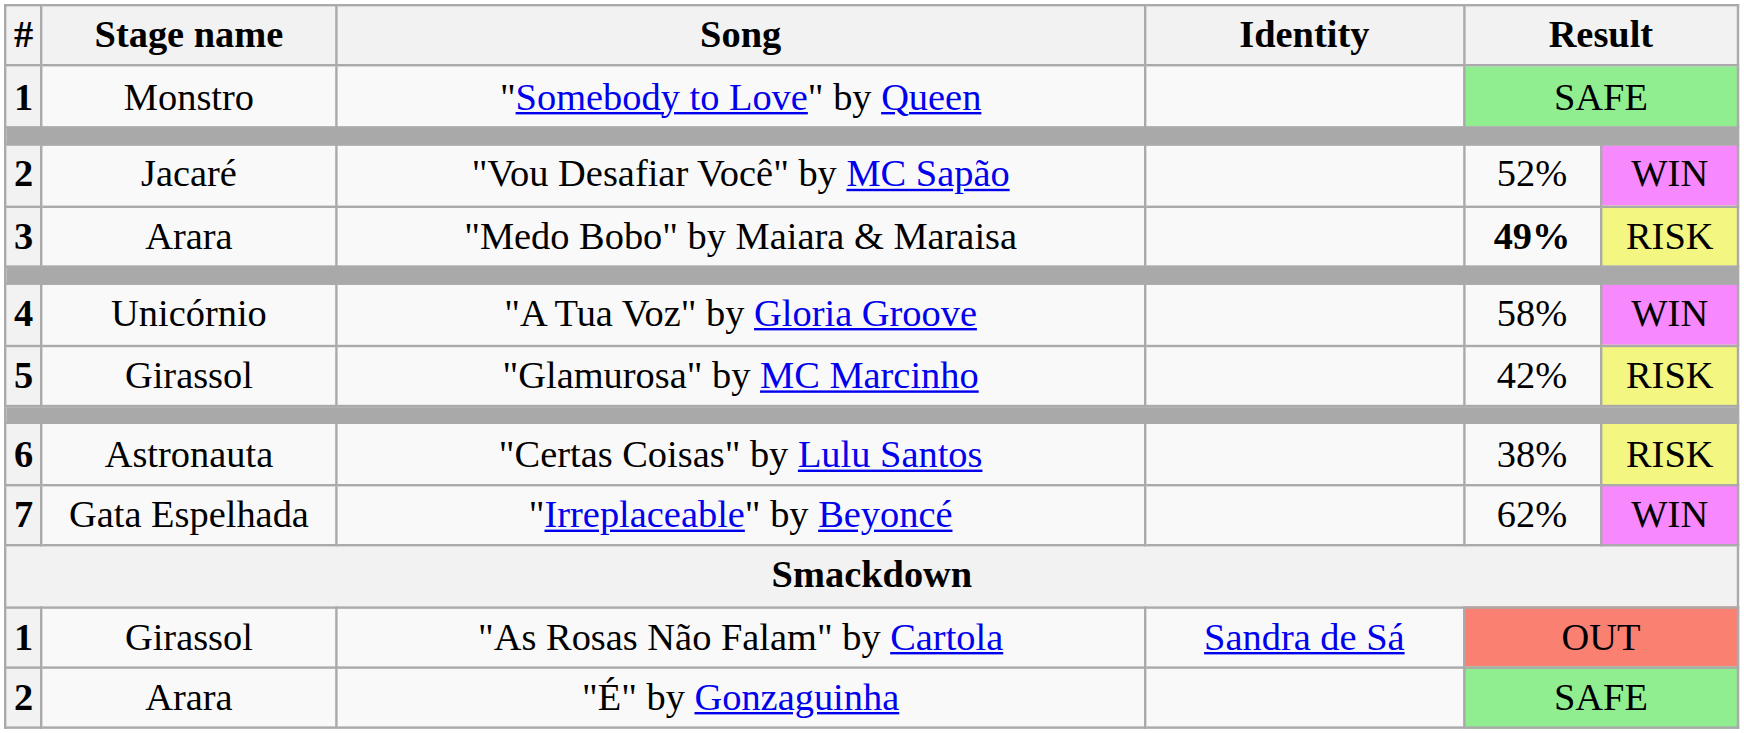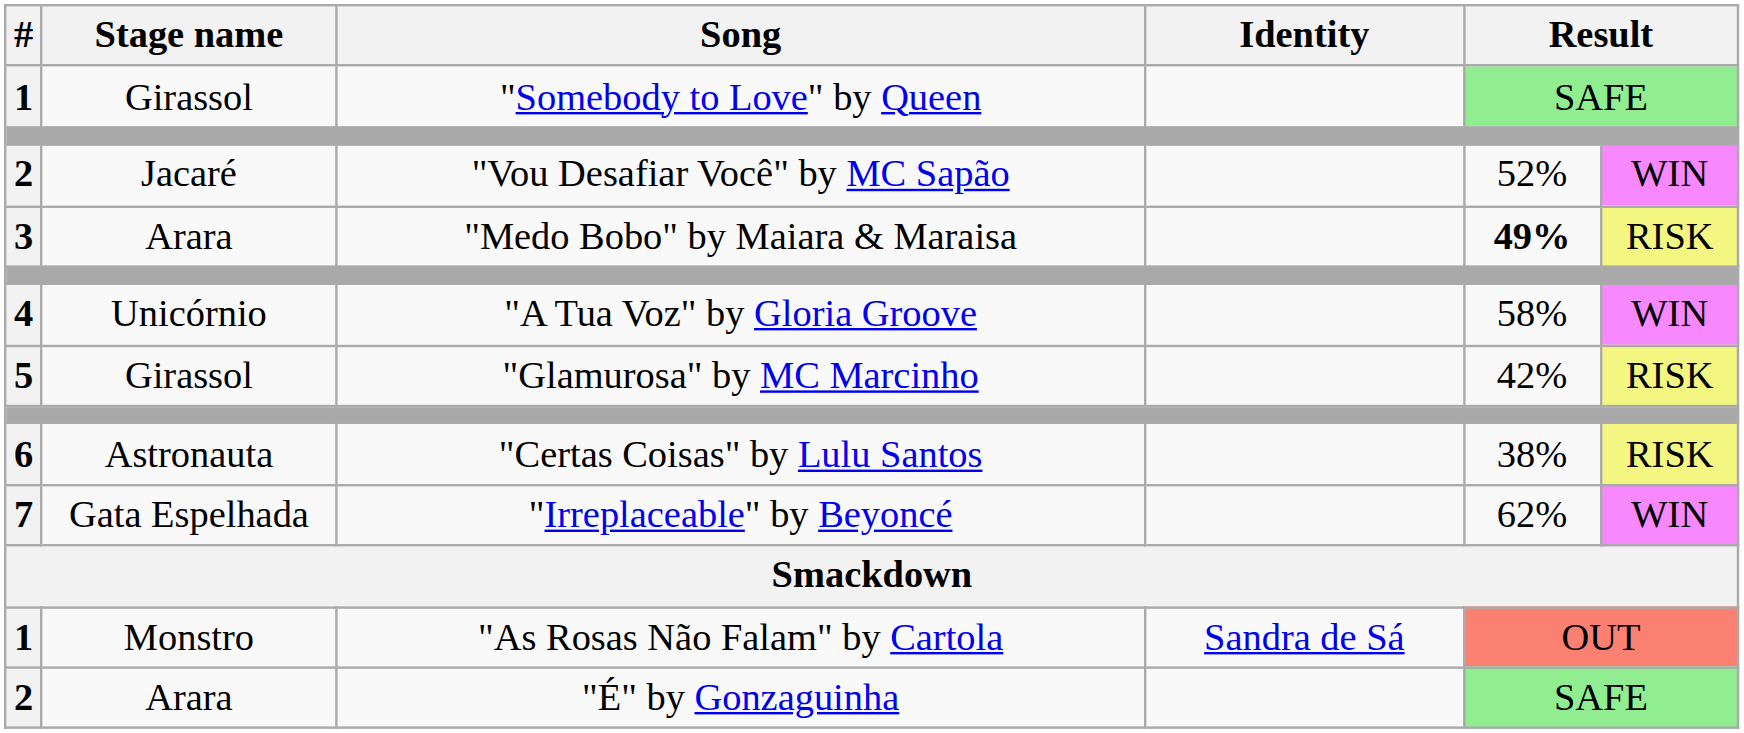(189, 95) Monstro -> (189, 95) Girassol
(189, 636) Girassol -> (189, 636) Monstro
